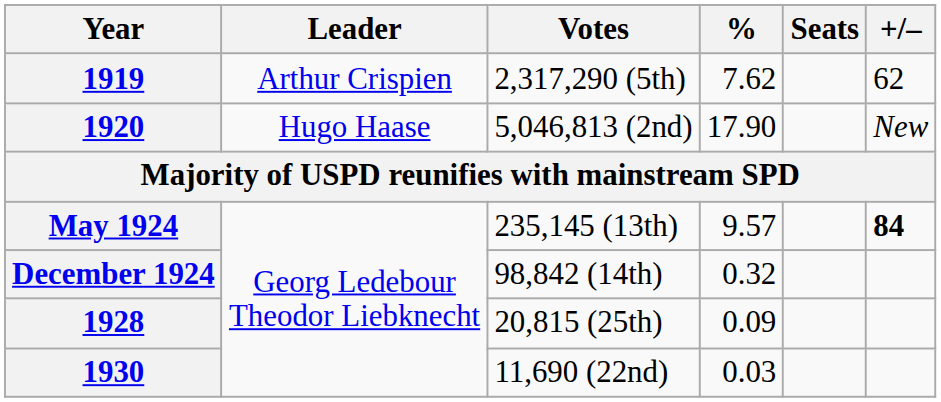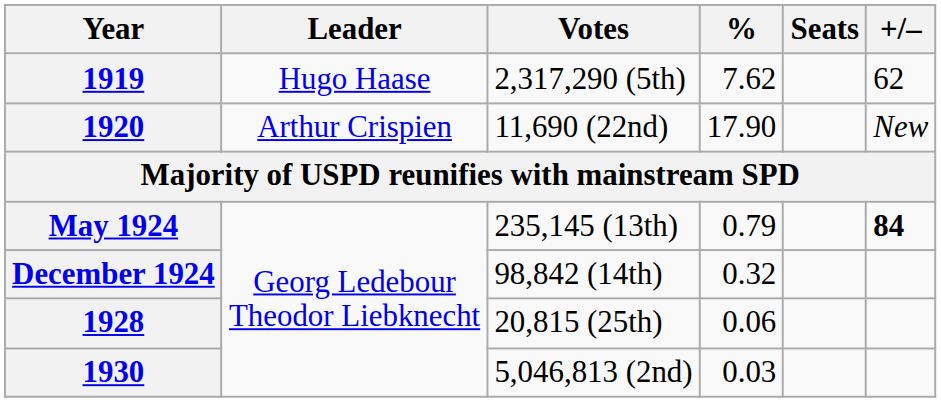(355, 77) Arthur Crispien -> (355, 77) Hugo Haase
(355, 126) Hugo Haase -> (355, 126) Arthur Crispien
(593, 126) 5,046,813 (2nd) -> (581, 126) 11,690 (22nd)
(749, 224) 9.57 -> (749, 224) 0.79
(749, 322) 0.09 -> (749, 322) 0.06
(581, 371) 11,690 (22nd) -> (593, 371) 5,046,813 (2nd)
